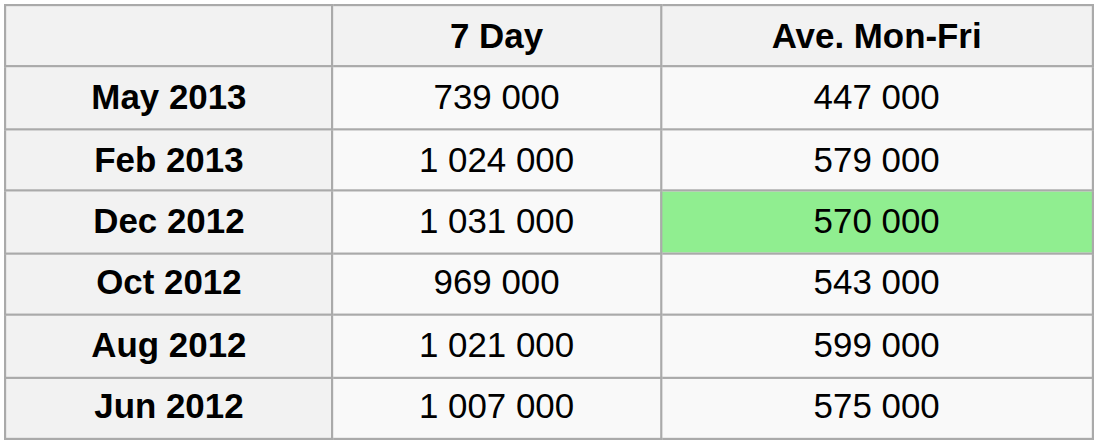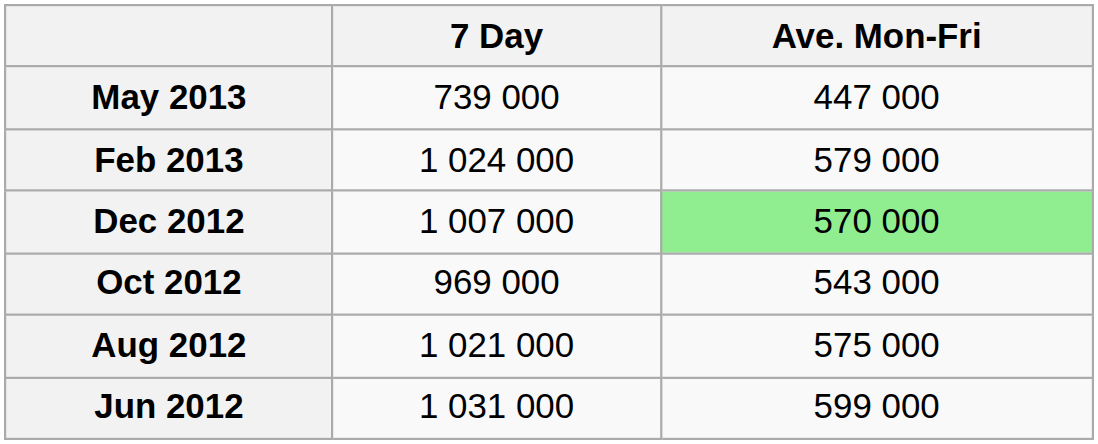(497, 221) 1 031 000 -> (497, 221) 1 007 000
(877, 345) 599 000 -> (877, 345) 575 000
(497, 407) 1 007 000 -> (497, 407) 1 031 000
(877, 407) 575 000 -> (877, 407) 599 000
